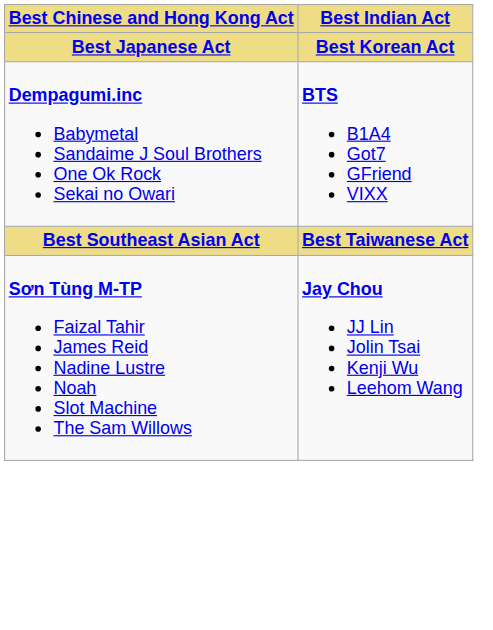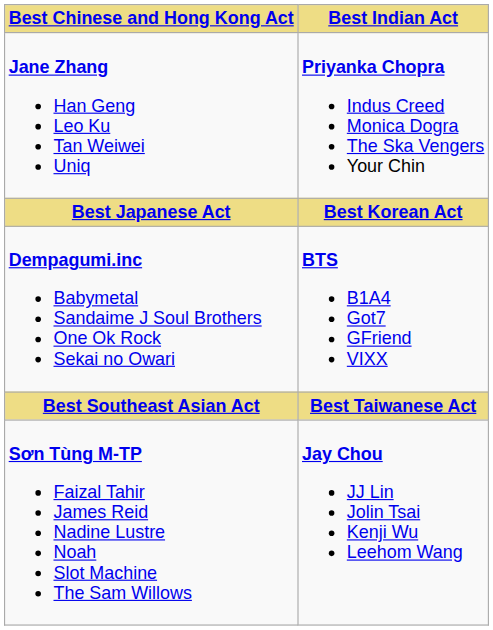+ row: (151, 117)
